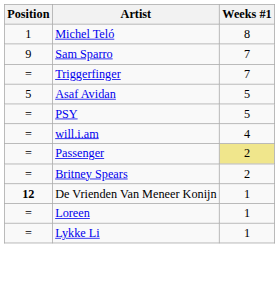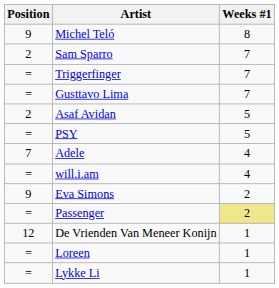(28, 33) 1 -> (28, 33) 9
(28, 53) 9 -> (28, 53) 2
+ row: (92, 93)
(28, 93) 5 -> (28, 113) 2
+ row: (70, 153)
+ row: (85, 193)
- row: (91, 173)
(28, 193) bold -> (28, 232) normal
